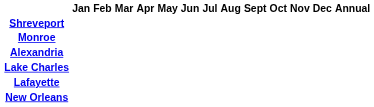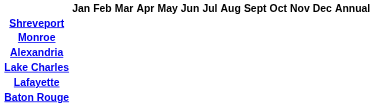+ row: (37, 97)
- row: (37, 97)
